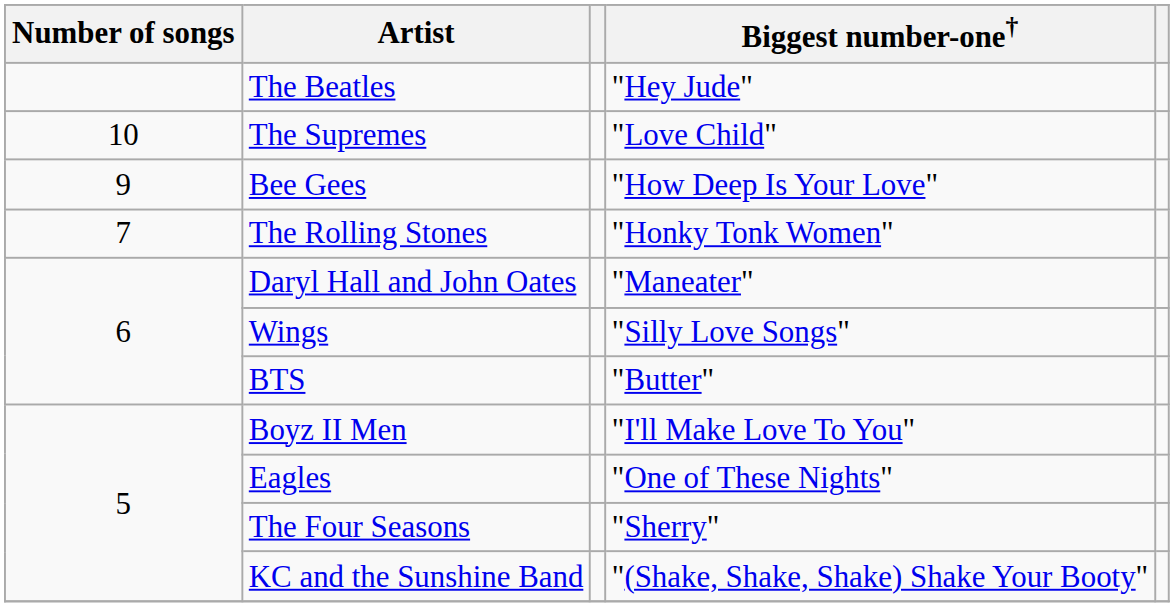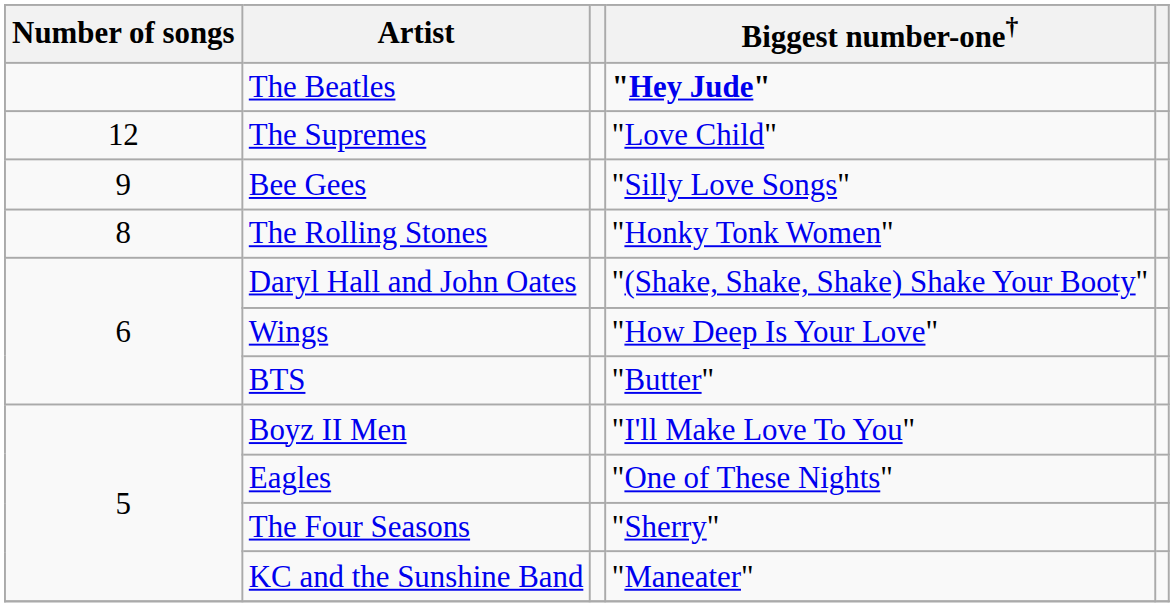(682, 86) normal -> (691, 86) bold
(123, 135) 10 -> (123, 135) 12
(775, 184) "How Deep Is Your Love" -> (731, 184) "Silly Love Songs"
(123, 233) 7 -> (123, 233) 8
(683, 282) "Maneater" -> (880, 282) "(Shake, Shake, Shake) Shake Your Booty"
(731, 331) "Silly Love Songs" -> (775, 331) "How Deep Is Your Love"
(880, 576) "(Shake, Shake, Shake) Shake Your Booty" -> (683, 576) "Maneater"
